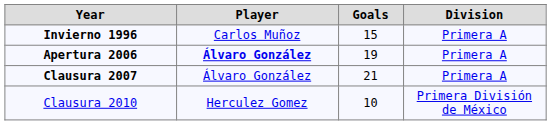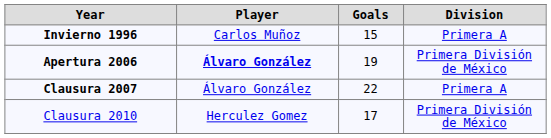(474, 55) Primera A -> (474, 62) Primera División de México
(371, 76) 21 -> (371, 89) 22
(371, 103) 10 -> (371, 117) 17
